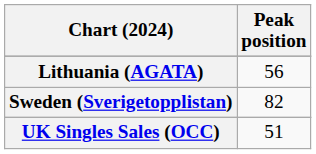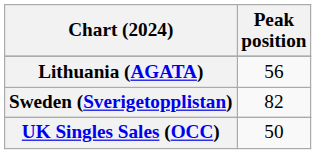(274, 132) 51 -> (274, 132) 50
